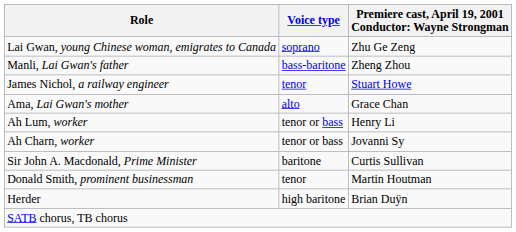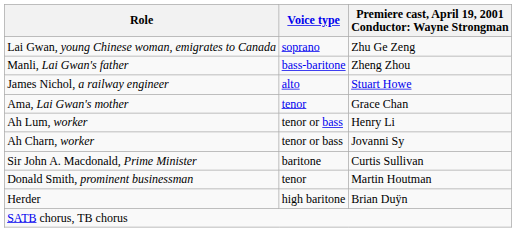(294, 84) tenor -> (291, 84) alto
(291, 103) alto -> (294, 103) tenor
